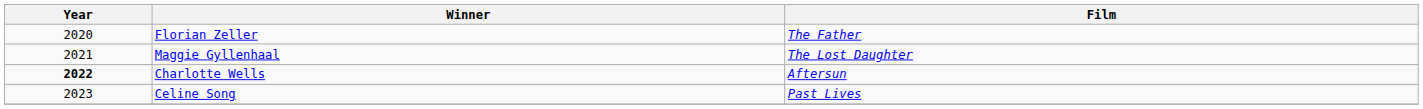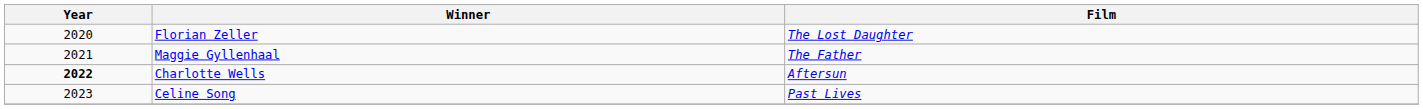(825, 34) The Father -> (850, 34) The Lost Daughter
(850, 54) The Lost Daughter -> (825, 54) The Father
